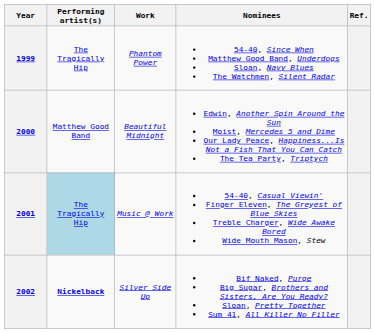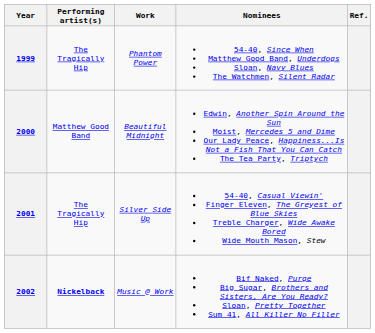(81, 214) lightblue background -> (81, 214) no background
(145, 214) Music @ Work -> (145, 214) Silver Side Up
(145, 292) Silver Side Up -> (145, 292) Music @ Work
